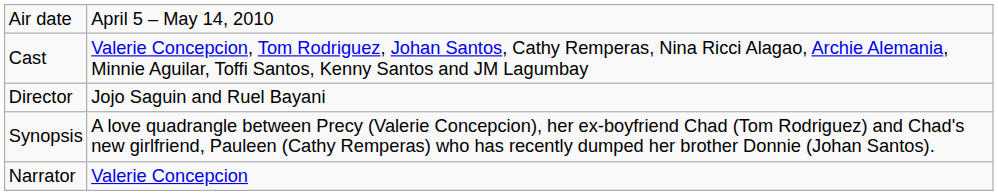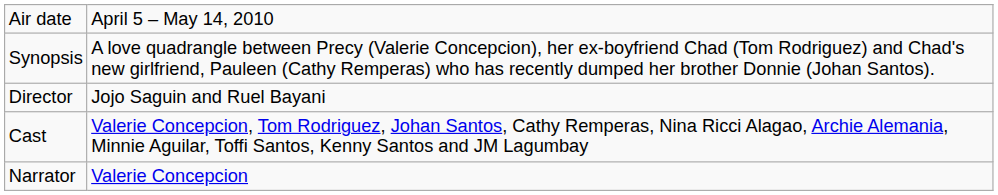rows swapped: (46, 136) <-> (28, 58)
